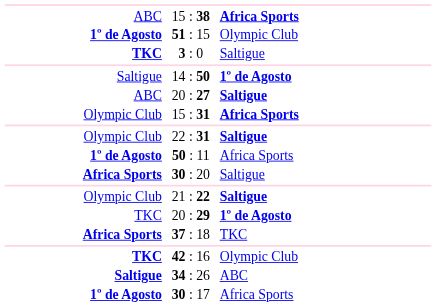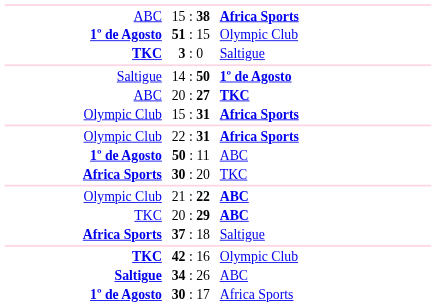(243, 95) Saltigue -> (235, 95) TKC
(243, 136) Saltigue -> (259, 136) Africa Sports
(257, 155) Africa Sports -> (234, 155) ABC
(242, 174) Saltigue -> (233, 174) TKC
(243, 196) Saltigue -> (234, 196) ABC
(256, 215) 1º de Agosto -> (234, 215) ABC
(233, 234) TKC -> (242, 234) Saltigue
